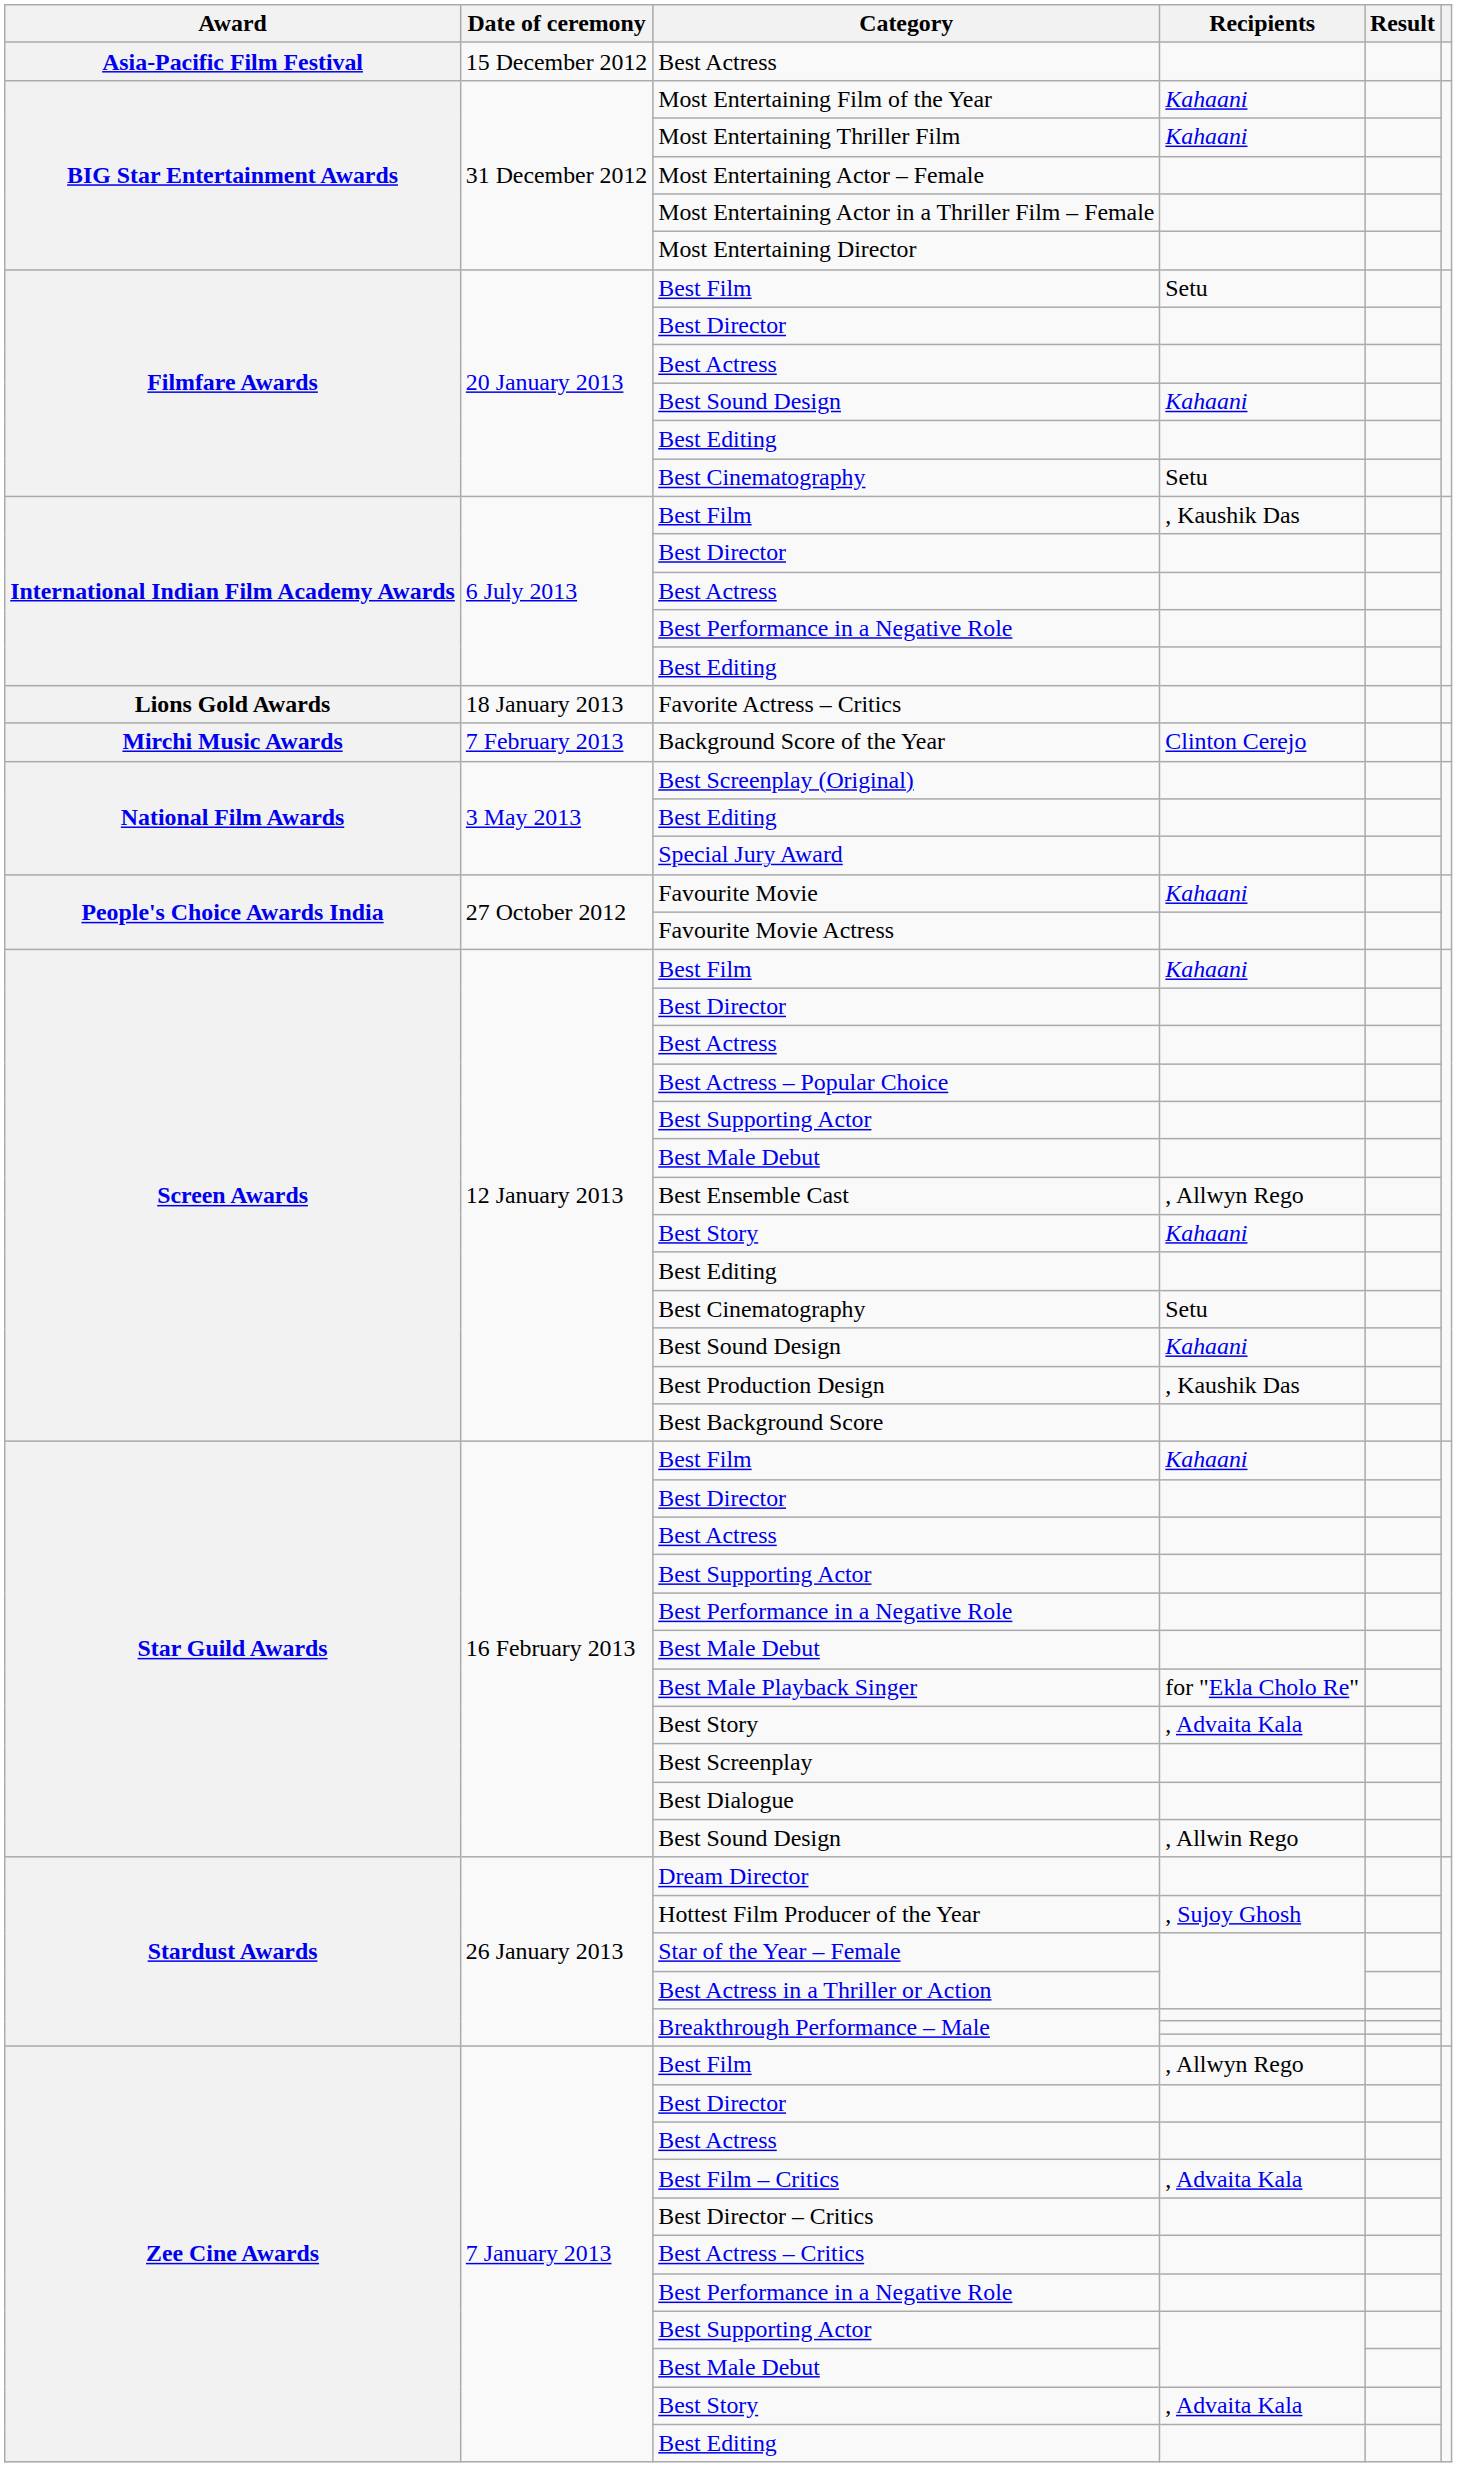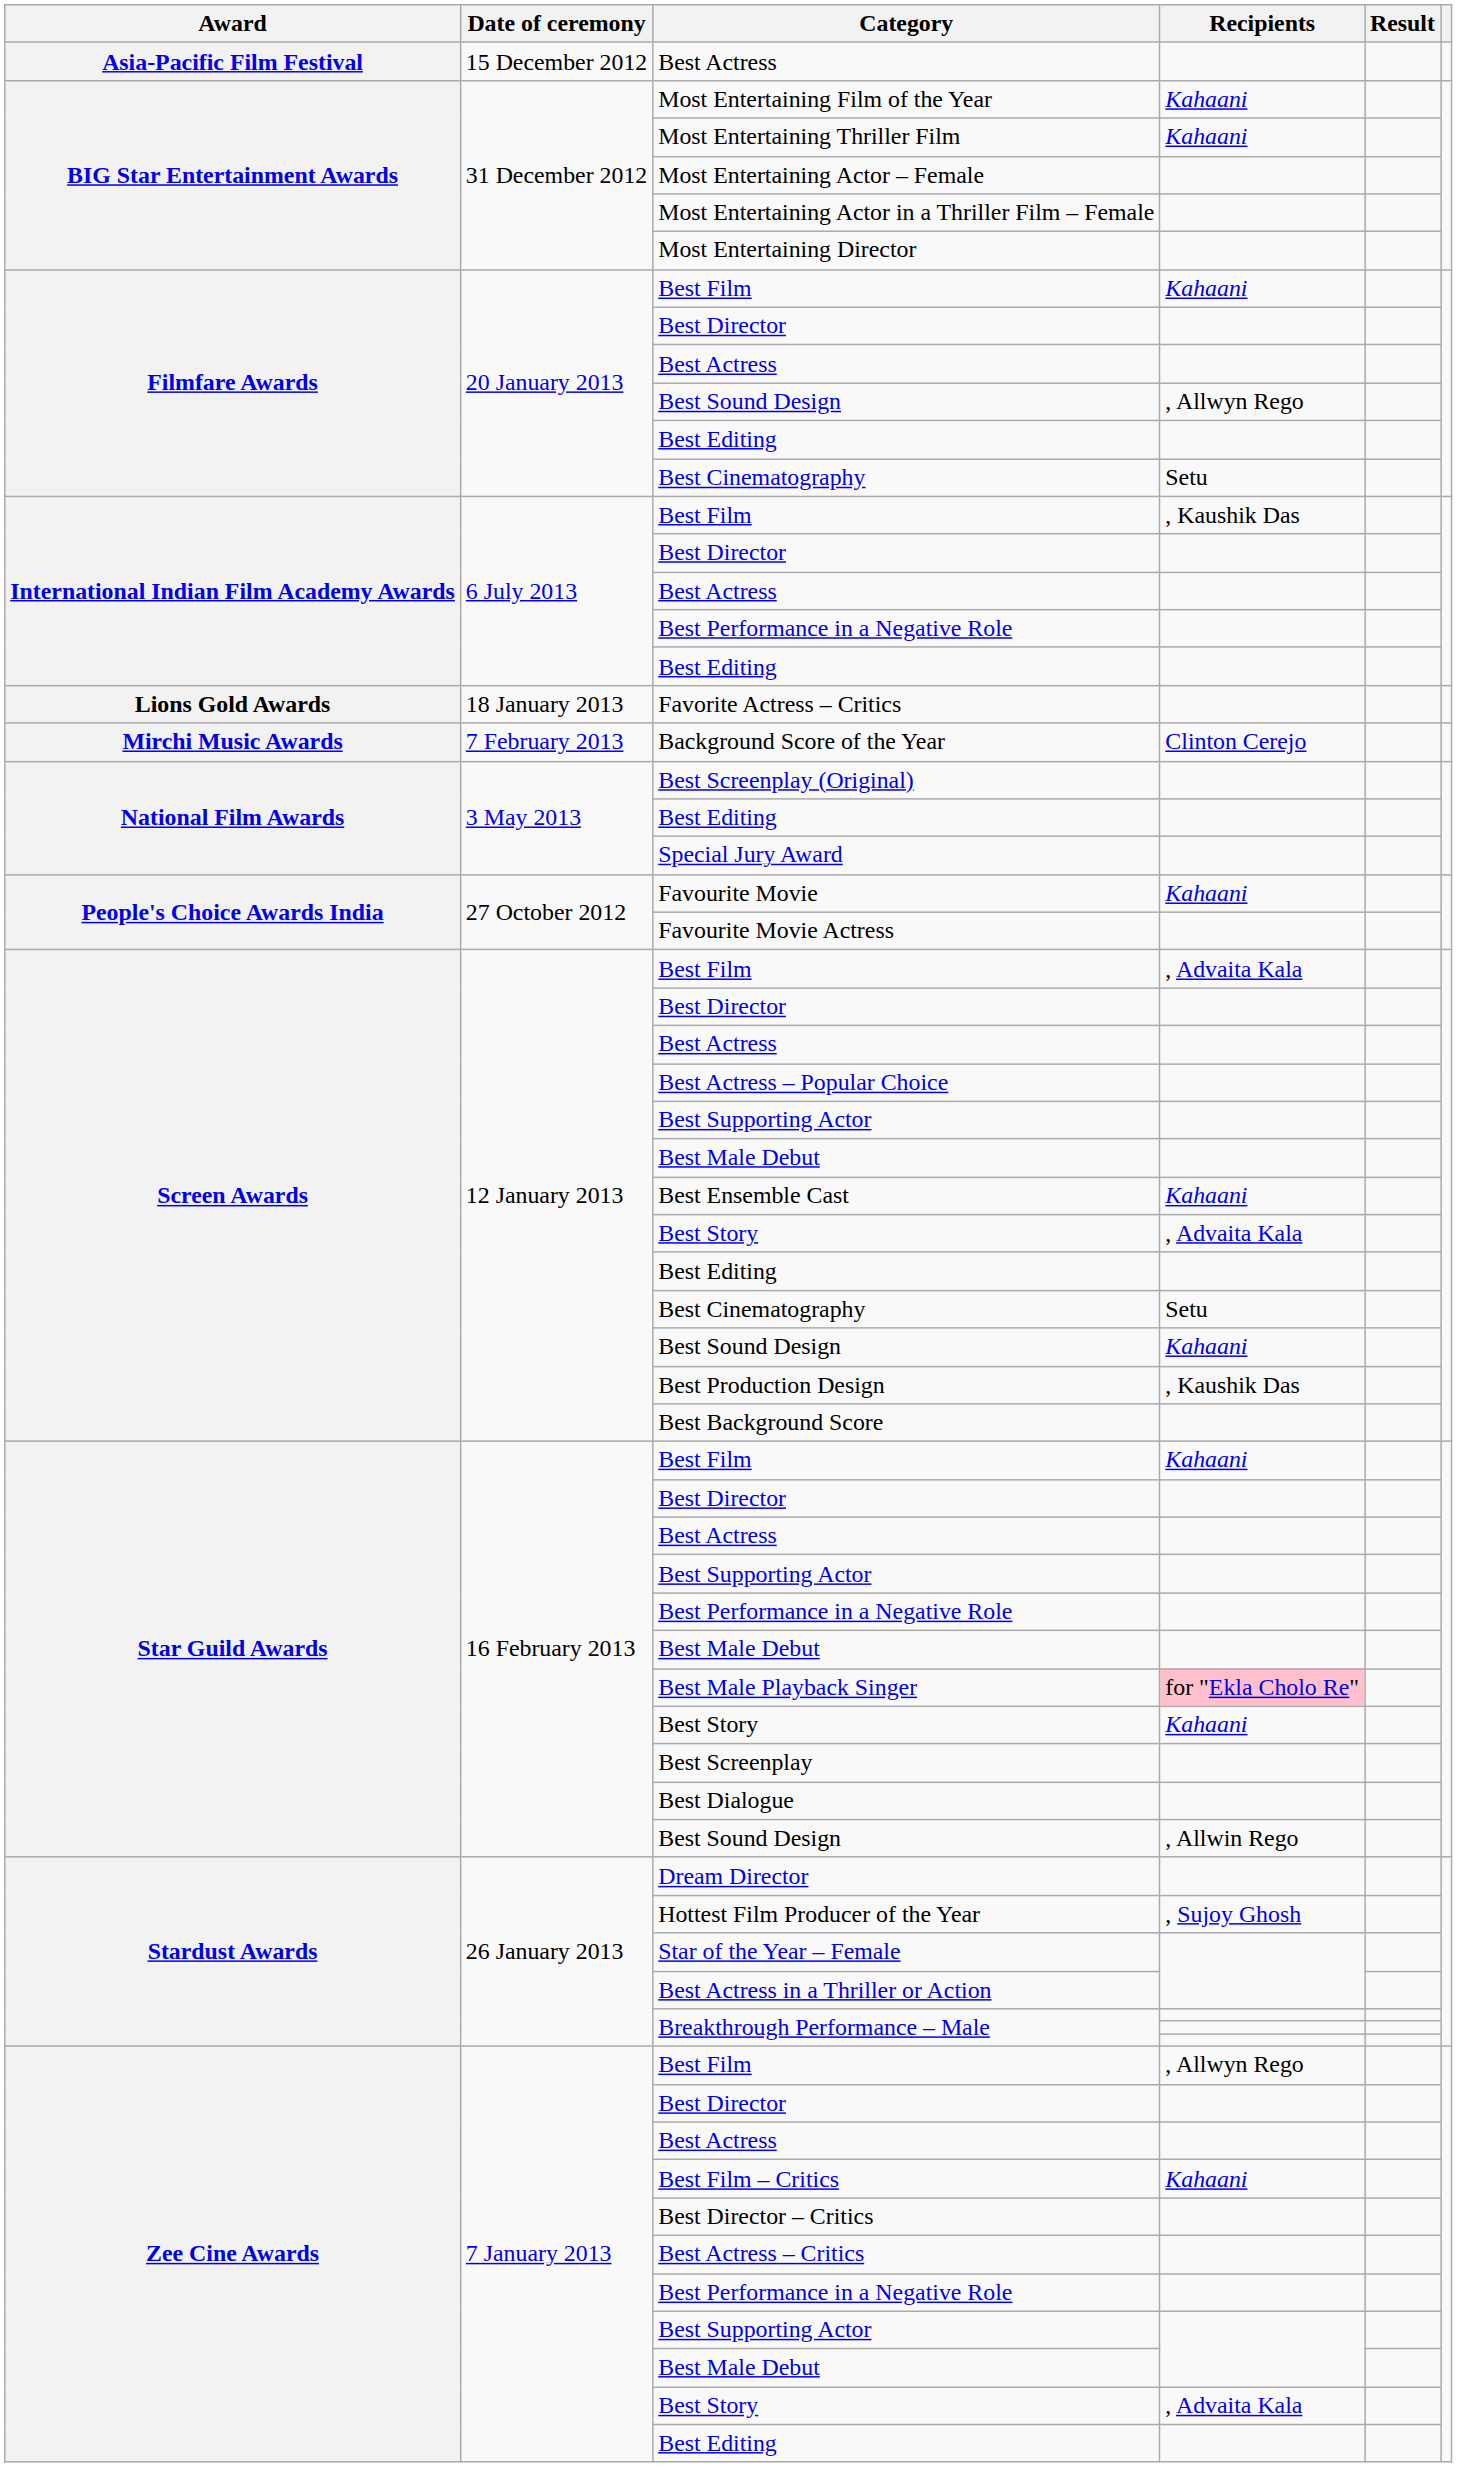(1187, 288) Setu -> (1206, 288) Kahaani
(1206, 401) Kahaani -> (1235, 401) , Allwyn Rego
(1206, 968) Kahaani -> (1234, 968) , Advaita Kala
(1235, 1195) , Allwyn Rego -> (1206, 1195) Kahaani
(1206, 1233) Kahaani -> (1234, 1233) , Advaita Kala
(1262, 1686) no background -> (1262, 1686) pink background
(1234, 1724) , Advaita Kala -> (1206, 1724) Kahaani
(1234, 2178) , Advaita Kala -> (1206, 2178) Kahaani
